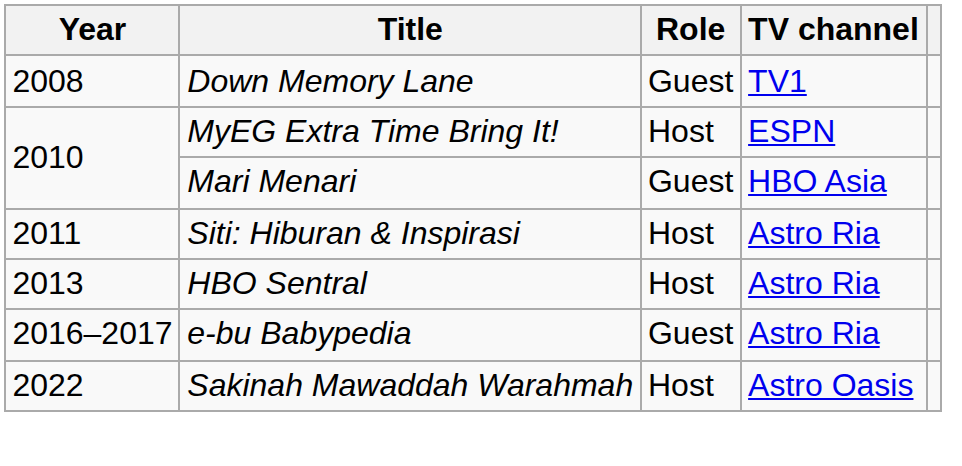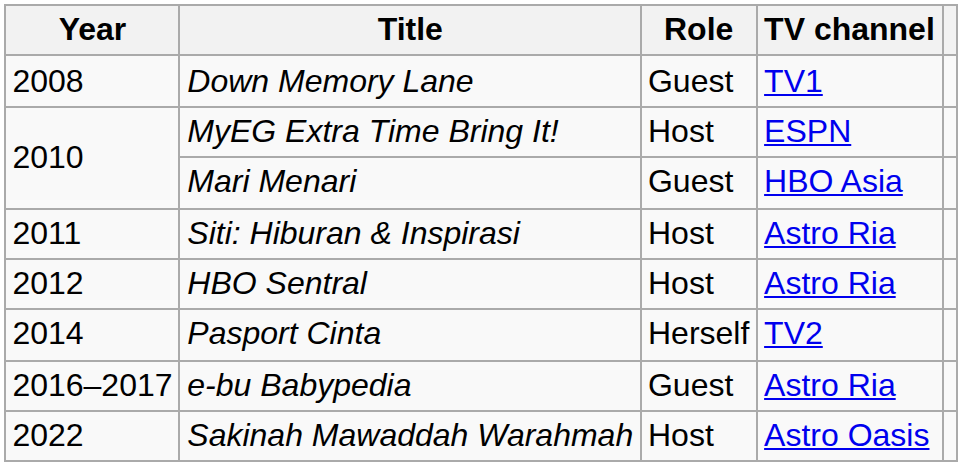(48, 283) 2013 -> (48, 283) 2012
+ row: (284, 334)
